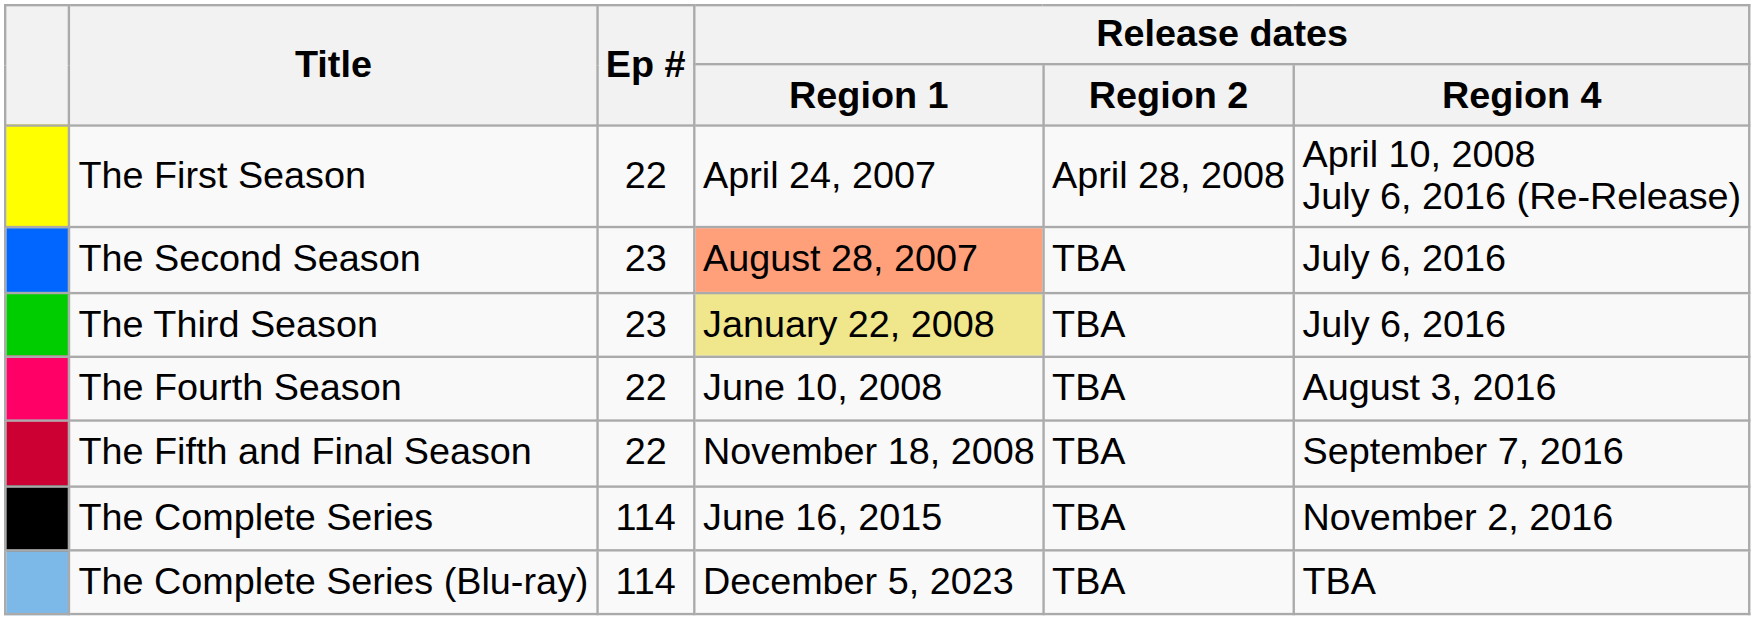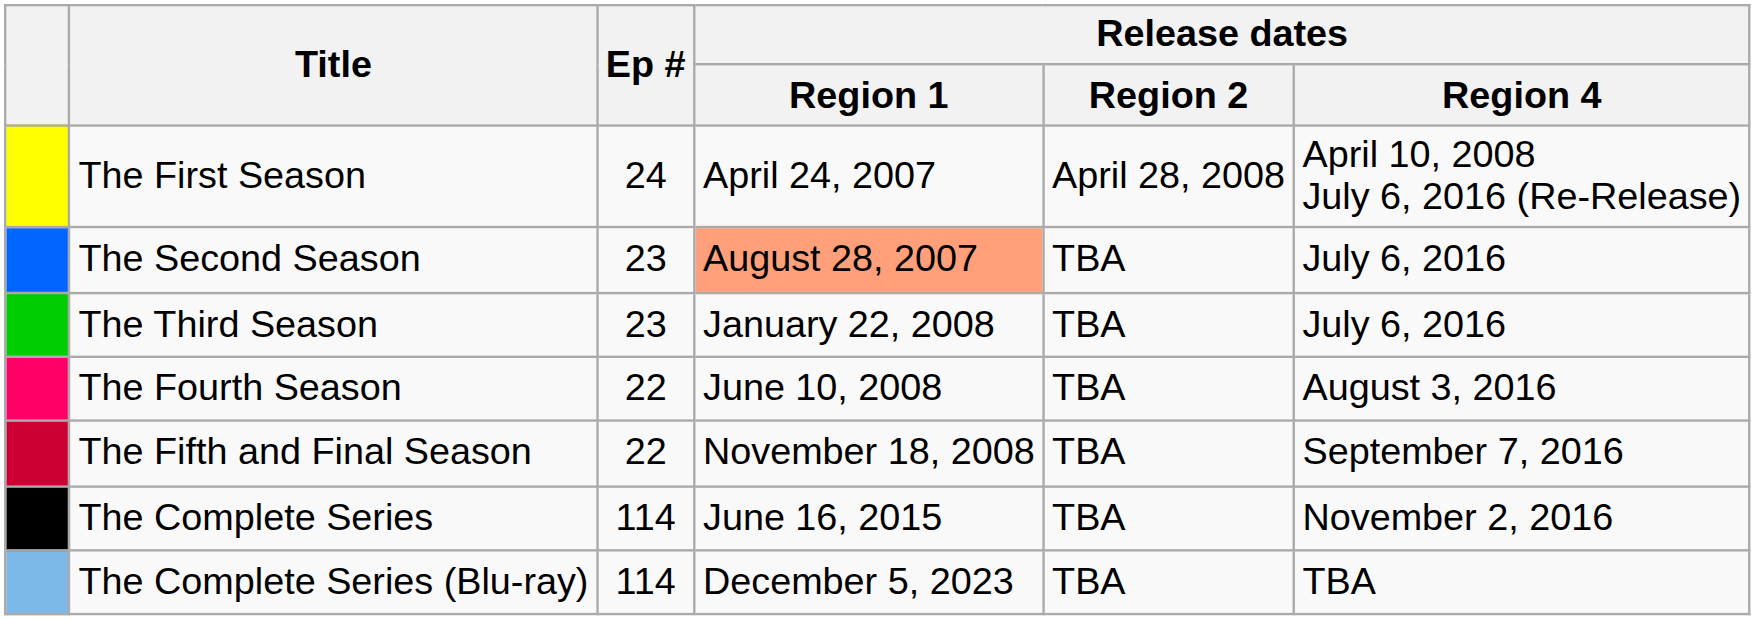(646, 175) 22 -> (646, 175) 24
(849, 323) khaki background -> (849, 323) no background
